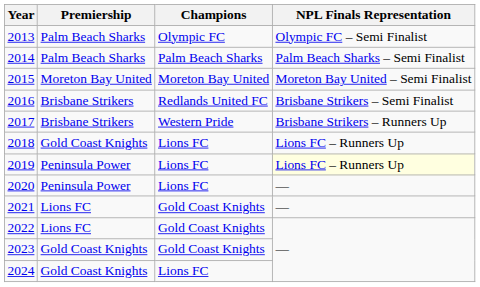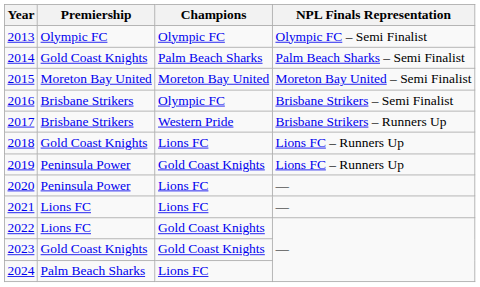(93, 36) Palm Beach Sharks -> (74, 36) Olympic FC
(93, 57) Palm Beach Sharks -> (94, 57) Gold Coast Knights
(213, 100) Redlands United FC -> (191, 100) Olympic FC
(183, 164) Lions FC -> (211, 164) Gold Coast Knights
(340, 164) lightyellow background -> (340, 164) no background
(211, 206) Gold Coast Knights -> (183, 206) Lions FC
(94, 270) Gold Coast Knights -> (93, 270) Palm Beach Sharks
